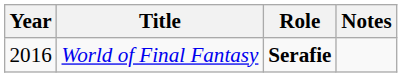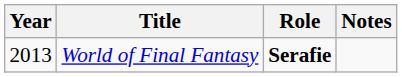(31, 54) 2016 -> (31, 54) 2013
